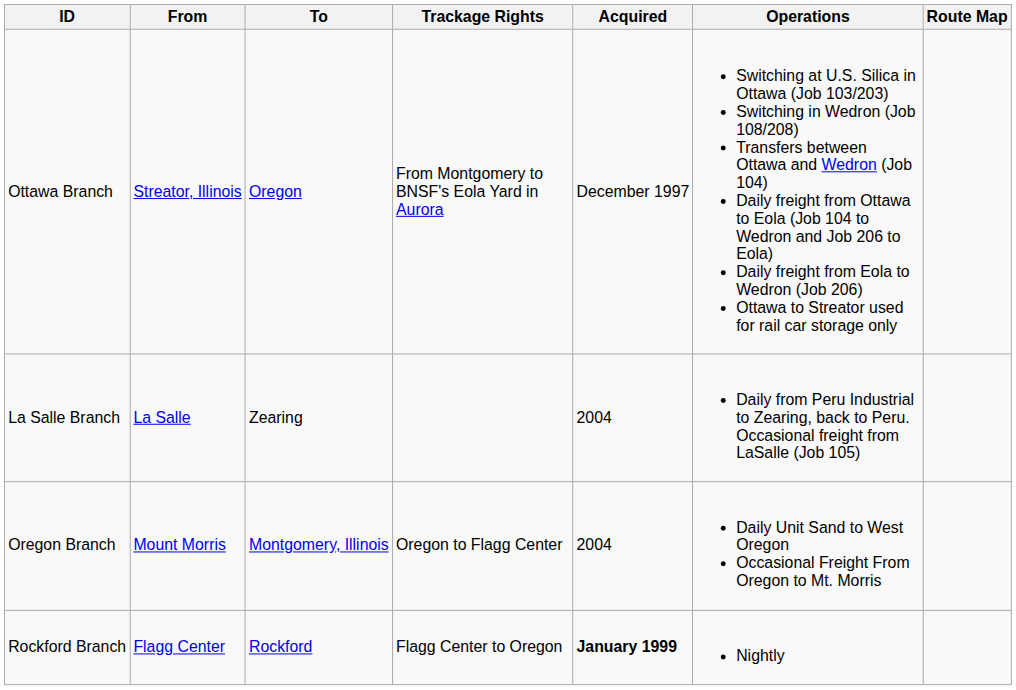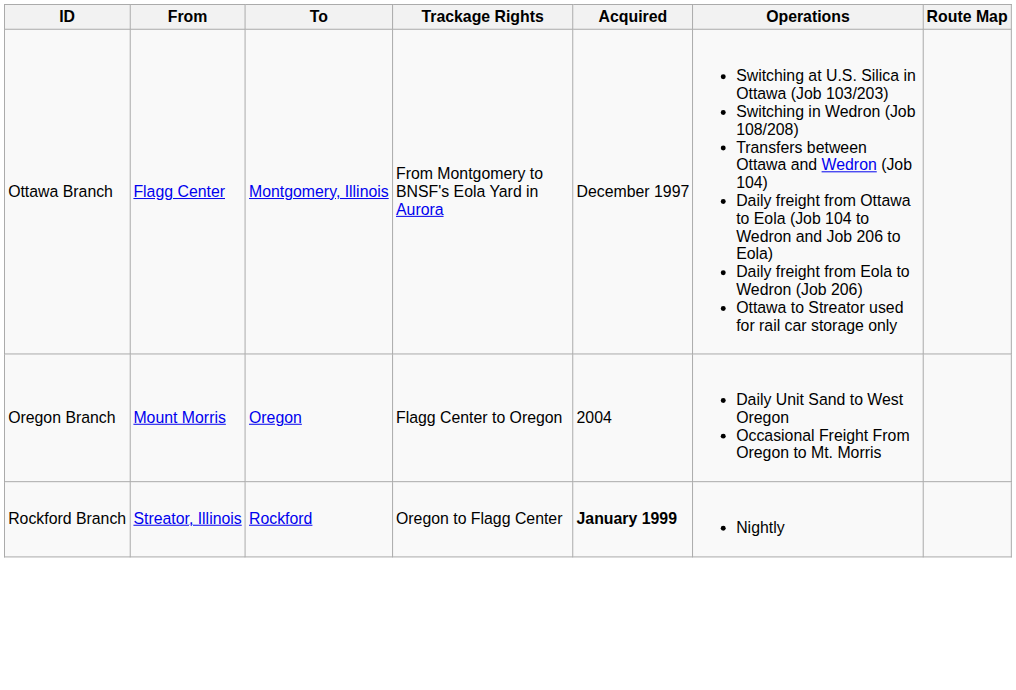(188, 191) Streator, Illinois -> (179, 191) Flagg Center
(275, 191) Oregon -> (319, 191) Montgomery, Illinois
- row: (64, 417)
(319, 545) Montgomery, Illinois -> (275, 417) Oregon
(479, 545) Oregon to Flagg Center -> (479, 417) Flagg Center to Oregon
(179, 647) Flagg Center -> (188, 519) Streator, Illinois
(479, 647) Flagg Center to Oregon -> (479, 519) Oregon to Flagg Center
